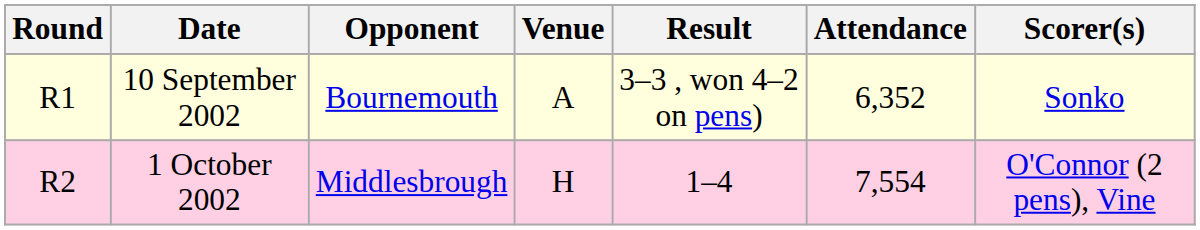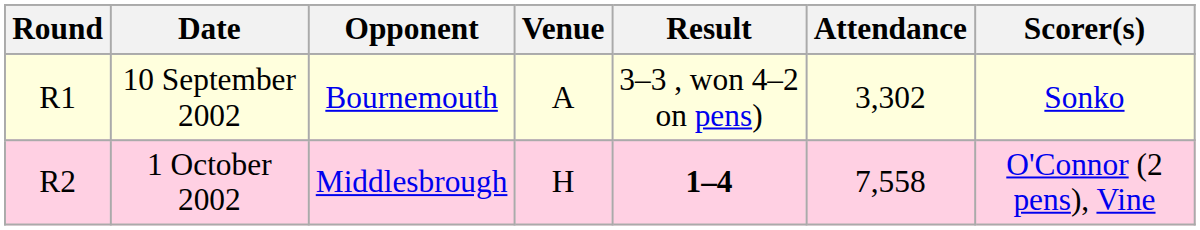(890, 96) 6,352 -> (890, 96) 3,302
(709, 181) normal -> (709, 181) bold
(890, 181) 7,554 -> (890, 181) 7,558
